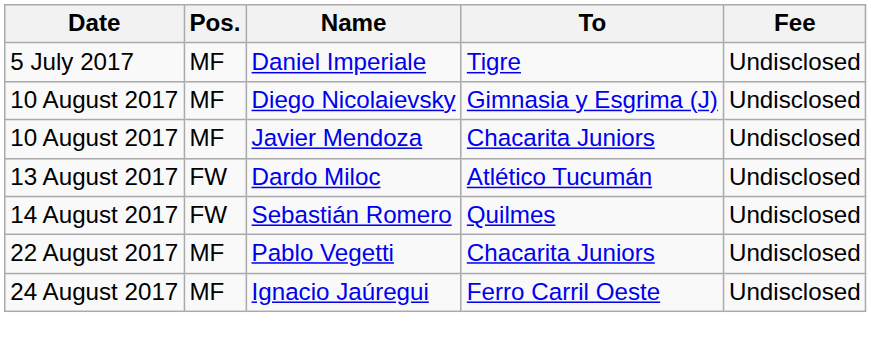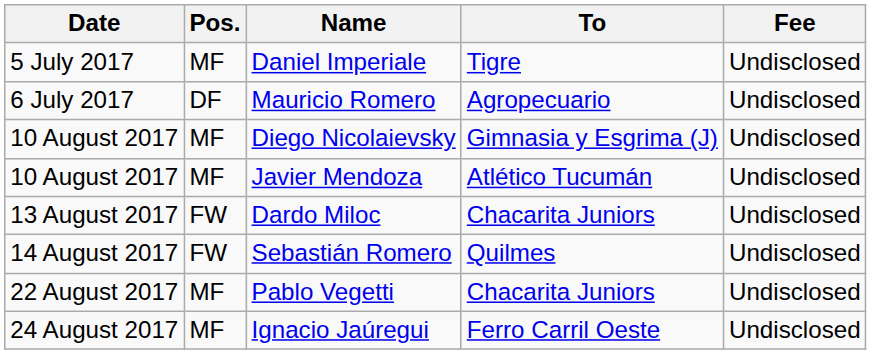+ row: (344, 100)
(561, 138) Chacarita Juniors -> (559, 176) Atlético Tucumán
(559, 176) Atlético Tucumán -> (561, 215) Chacarita Juniors
